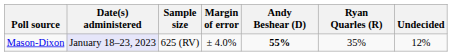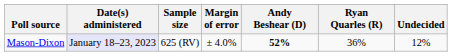(280, 42) 55% -> (280, 42) 52%
(356, 42) 35% -> (356, 42) 36%
